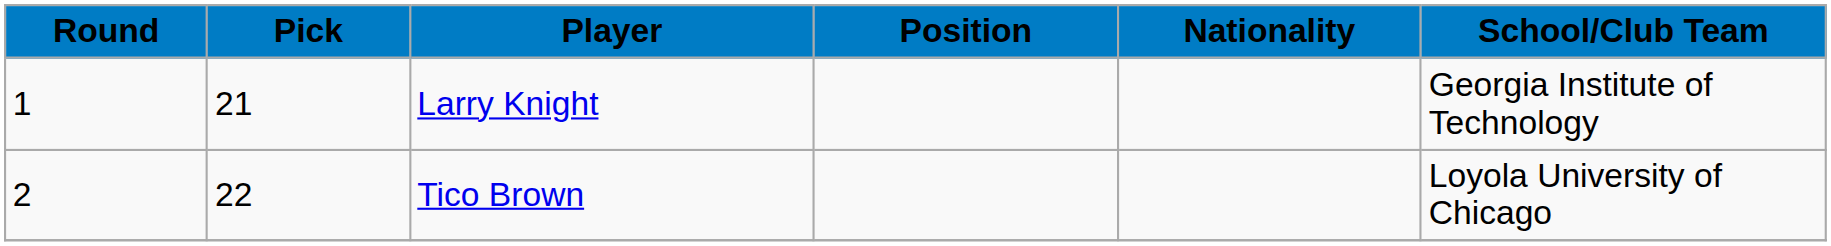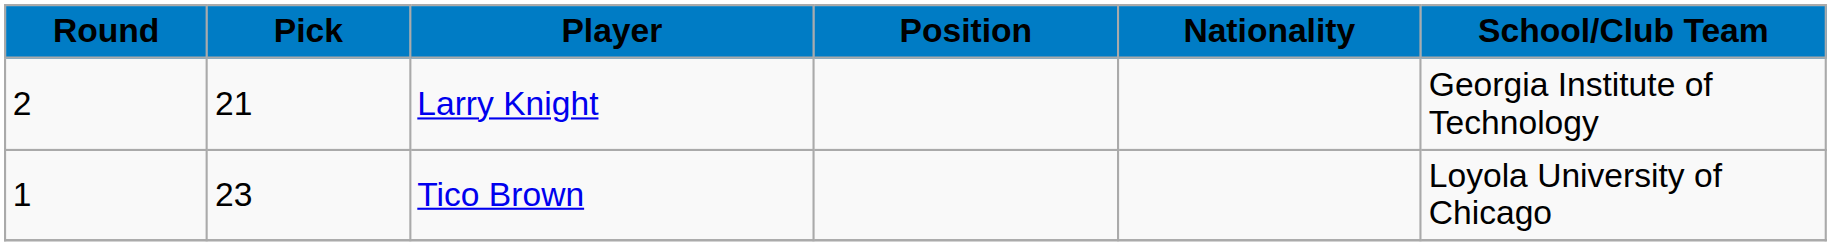(22, 103) 1 -> (22, 103) 2
(22, 194) 2 -> (22, 194) 1
(234, 194) 22 -> (234, 194) 23
